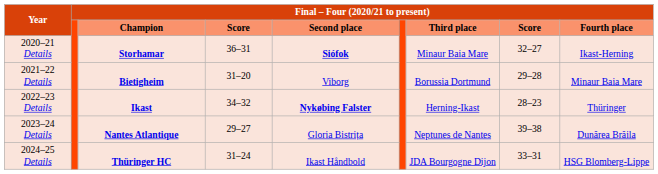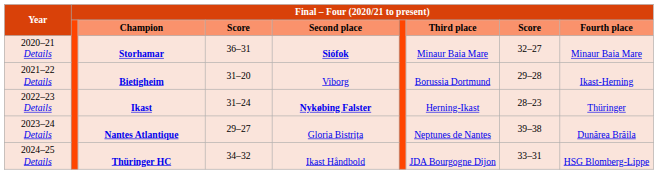(607, 54) Ikast-Herning -> (607, 54) Minaur Baia Mare
(607, 80) Minaur Baia Mare -> (607, 80) Ikast-Herning
(238, 102) 34–32 -> (238, 102) 31–24
(238, 155) 31–24 -> (238, 155) 34–32
